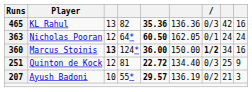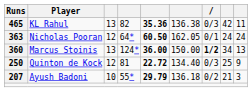(186, 24) 136.36 -> (186, 24) 136.38
(241, 24) 16 -> (241, 24) 11
(111, 50) bold -> (111, 50) normal
(241, 50) 16 -> (241, 50) 13
(16, 63) 251 -> (16, 63) 250
(155, 77) 29.57 -> (155, 77) 29.79
(186, 77) 136.19 -> (186, 77) 136.18
